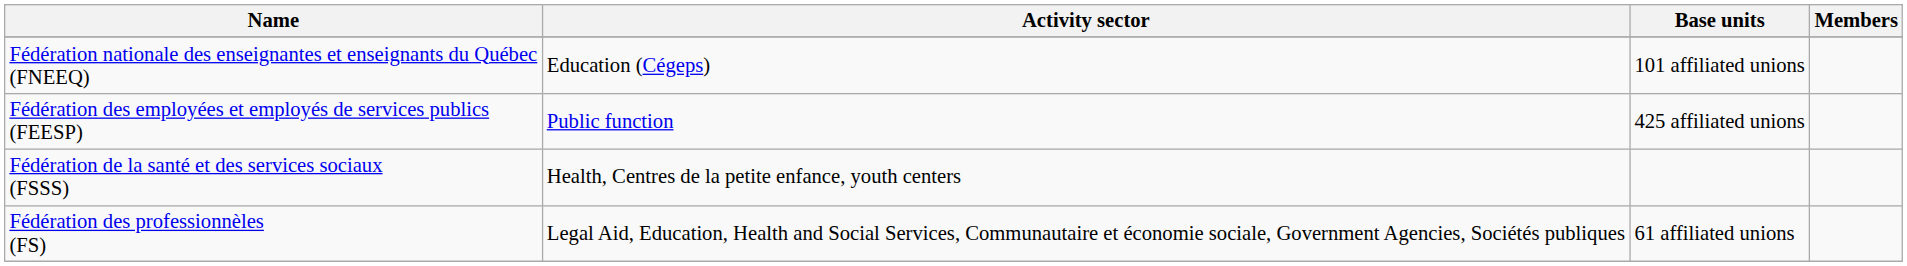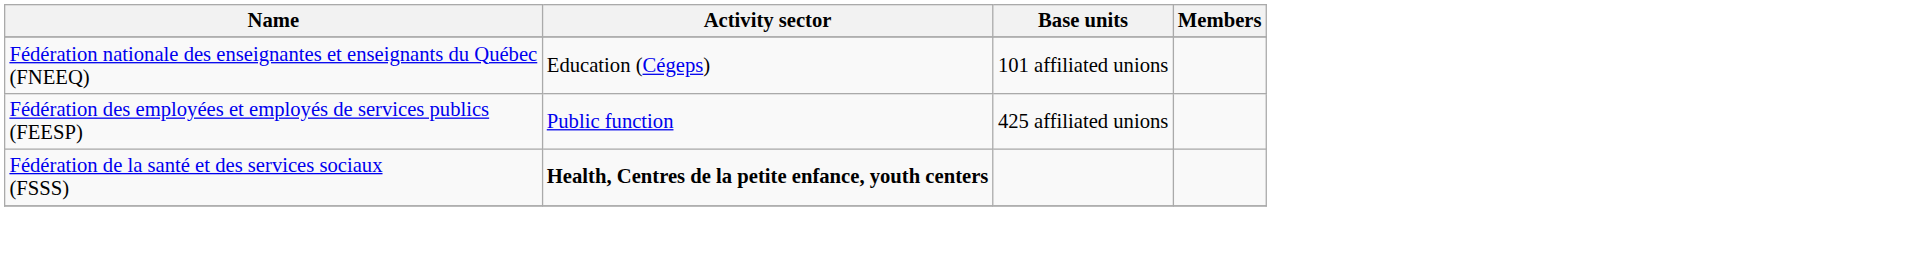(754, 177) normal -> (768, 177) bold
- row: (137, 233)
